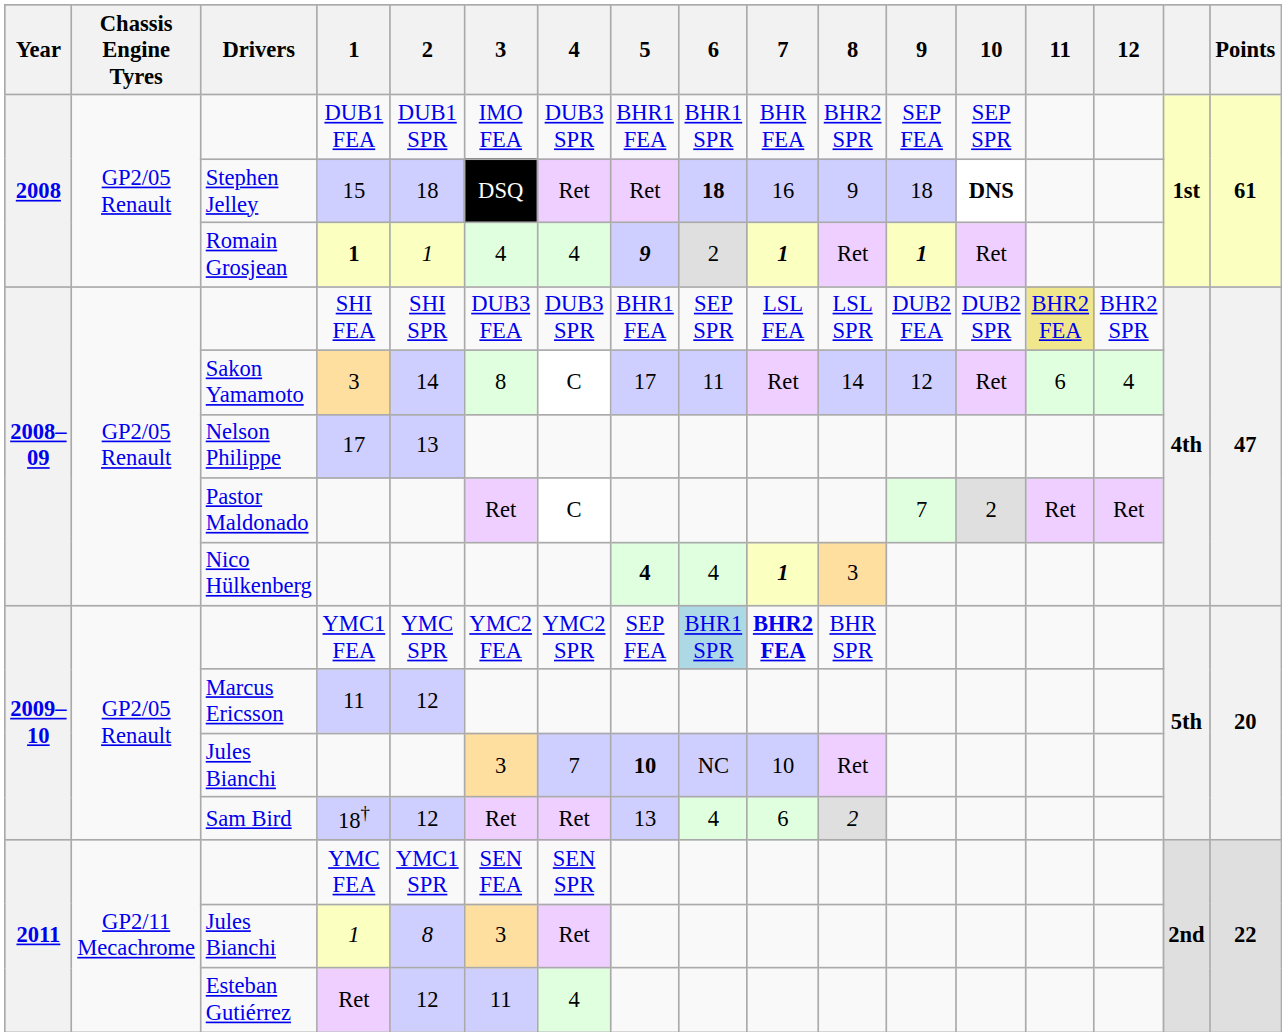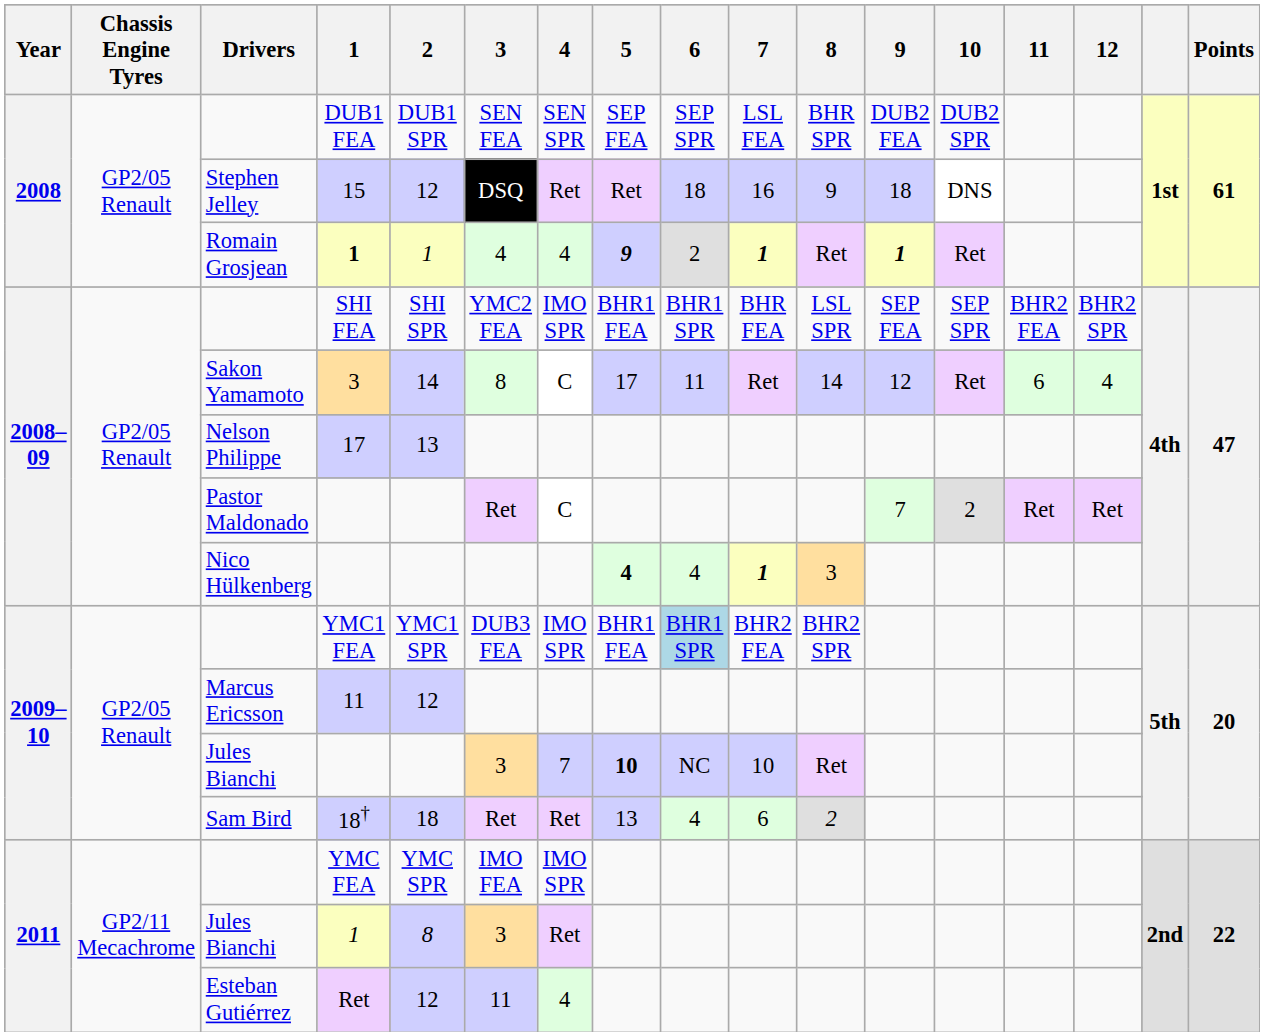(501, 126) IMO FEA -> (501, 126) SEN FEA
(574, 126) DUB3 SPR -> (565, 126) SEN SPR
(645, 126) BHR1 FEA -> (626, 126) SEP FEA
(713, 126) BHR1 SPR -> (695, 126) SEP SPR
(783, 126) BHR FEA -> (763, 126) LSL FEA
(853, 126) BHR2 SPR -> (831, 126) BHR SPR
(922, 126) SEP FEA -> (900, 126) DUB2 FEA
(991, 126) SEP SPR -> (970, 126) DUB2 SPR
(427, 190) 18 -> (427, 190) 12
(713, 190) bold -> (695, 190) normal
(991, 190) bold -> (970, 190) normal
(501, 317) DUB3 FEA -> (501, 317) YMC2 FEA
(574, 317) DUB3 SPR -> (565, 317) IMO SPR
(713, 317) SEP SPR -> (695, 317) BHR1 SPR
(783, 317) LSL FEA -> (763, 317) BHR FEA
(922, 317) DUB2 FEA -> (900, 317) SEP FEA
(991, 317) DUB2 SPR -> (970, 317) SEP SPR
(1060, 317) khaki background -> (1039, 317) no background
(427, 636) YMC SPR -> (427, 636) YMC1 SPR
(501, 636) YMC2 FEA -> (501, 636) DUB3 FEA
(574, 636) YMC2 SPR -> (565, 636) IMO SPR
(645, 636) SEP FEA -> (626, 636) BHR1 FEA
(783, 636) bold -> (763, 636) normal
(853, 636) BHR SPR -> (831, 636) BHR2 SPR
(427, 817) 12 -> (427, 817) 18
(427, 871) YMC1 SPR -> (427, 871) YMC SPR
(501, 871) SEN FEA -> (501, 871) IMO FEA
(574, 871) SEN SPR -> (565, 871) IMO SPR
